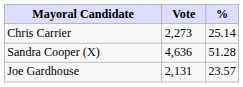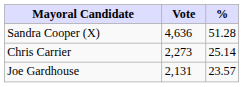rows swapped: (53, 52) <-> (39, 33)
